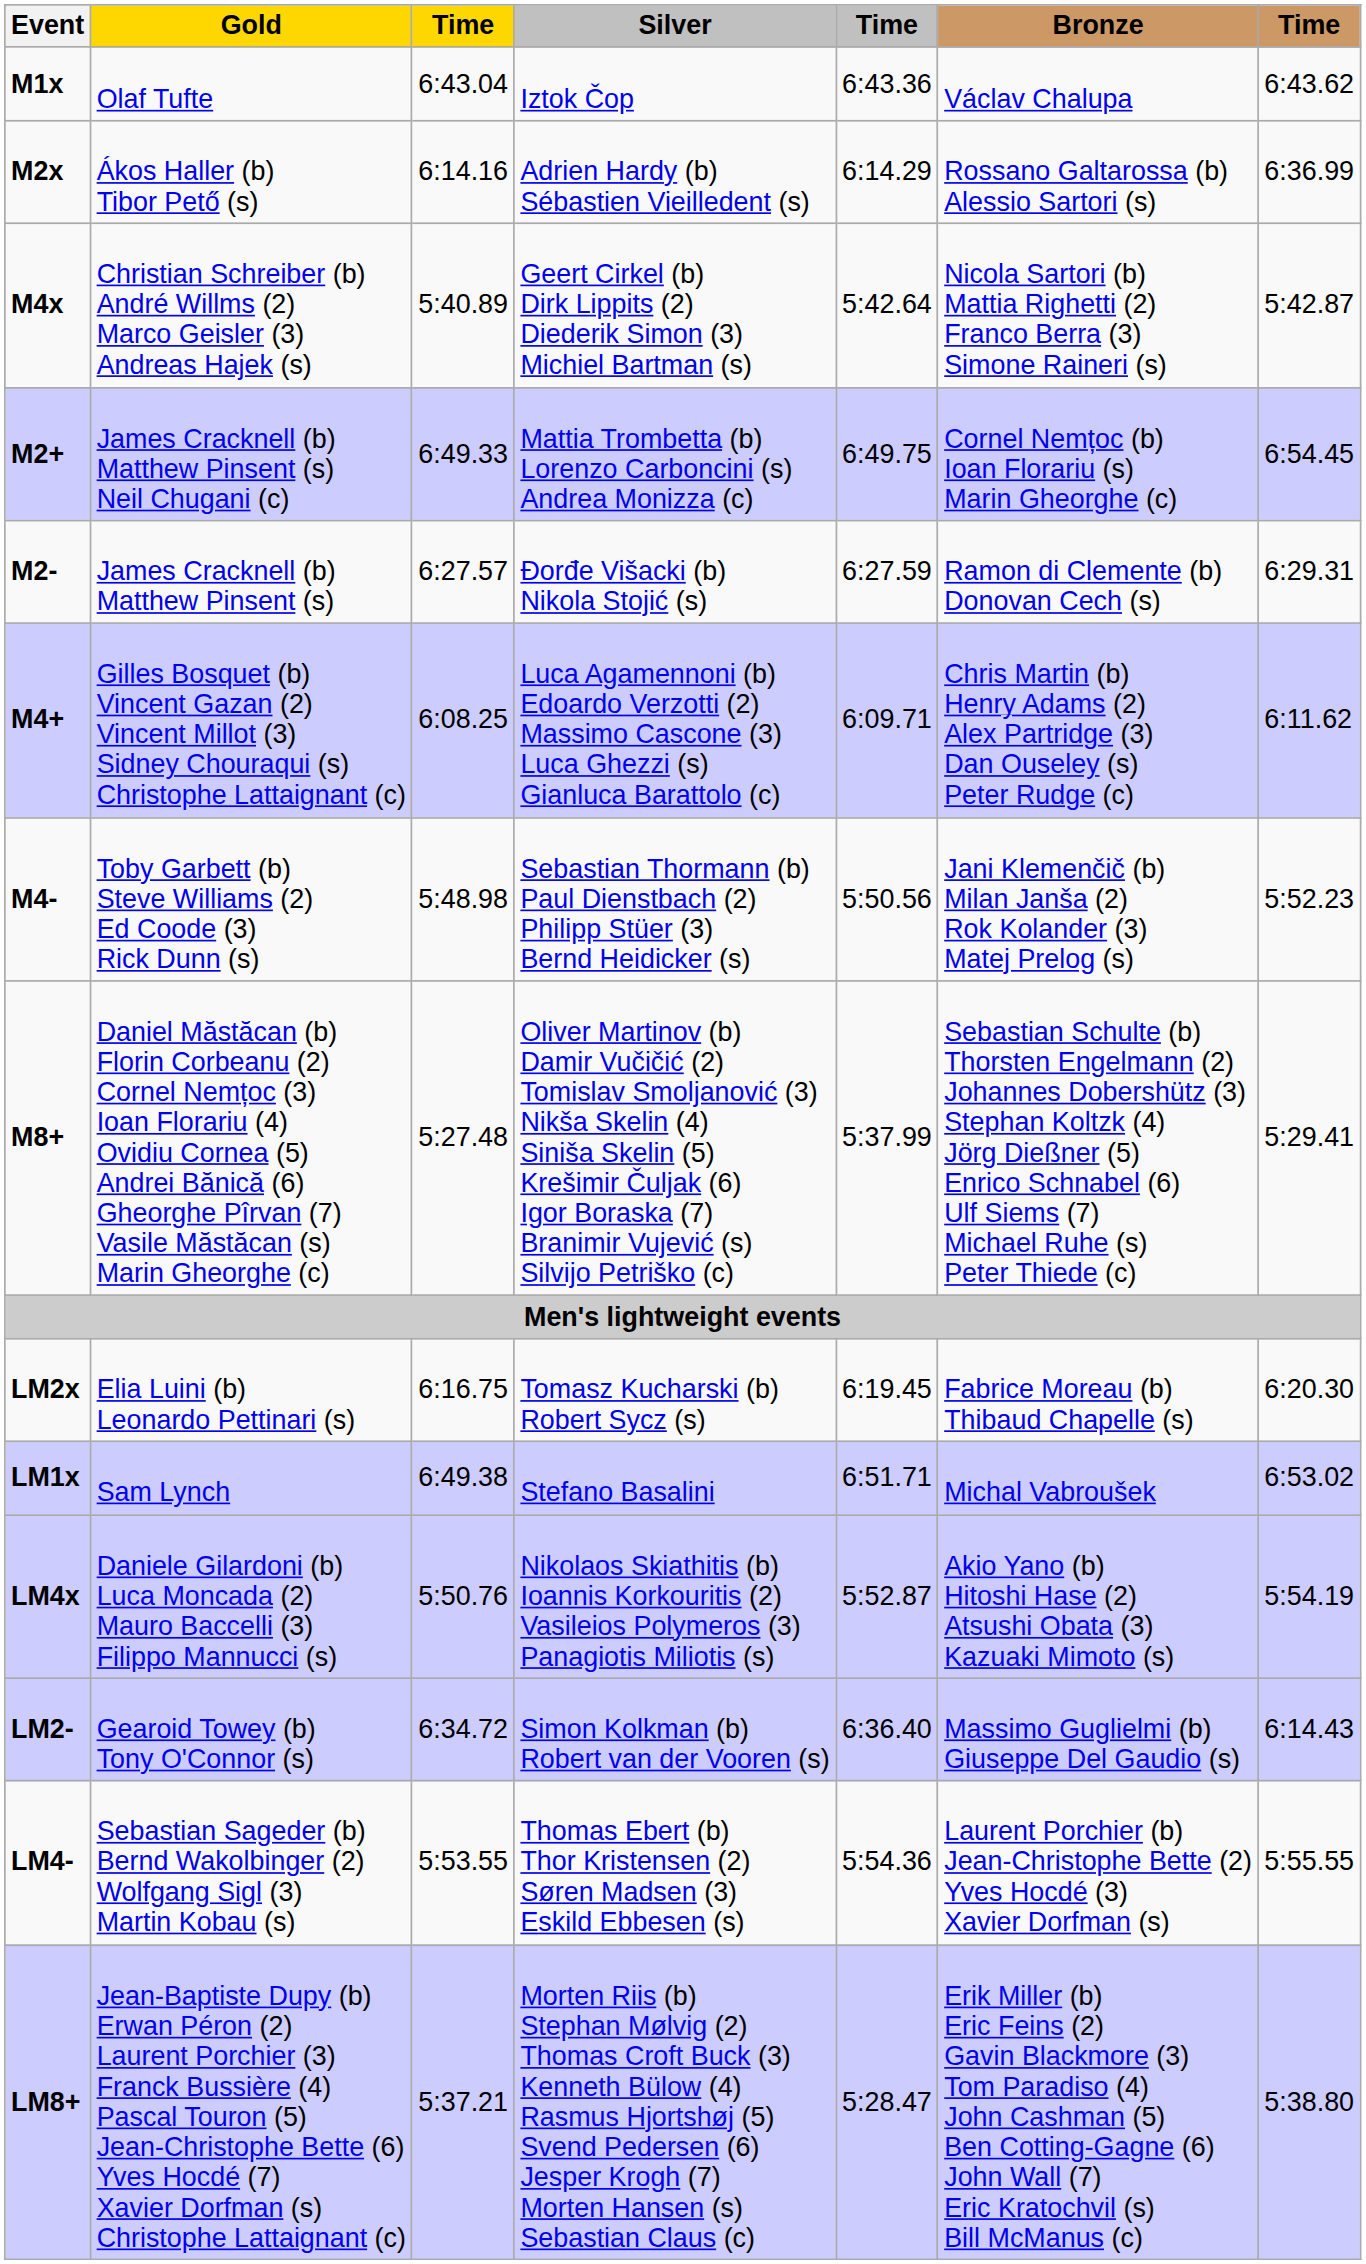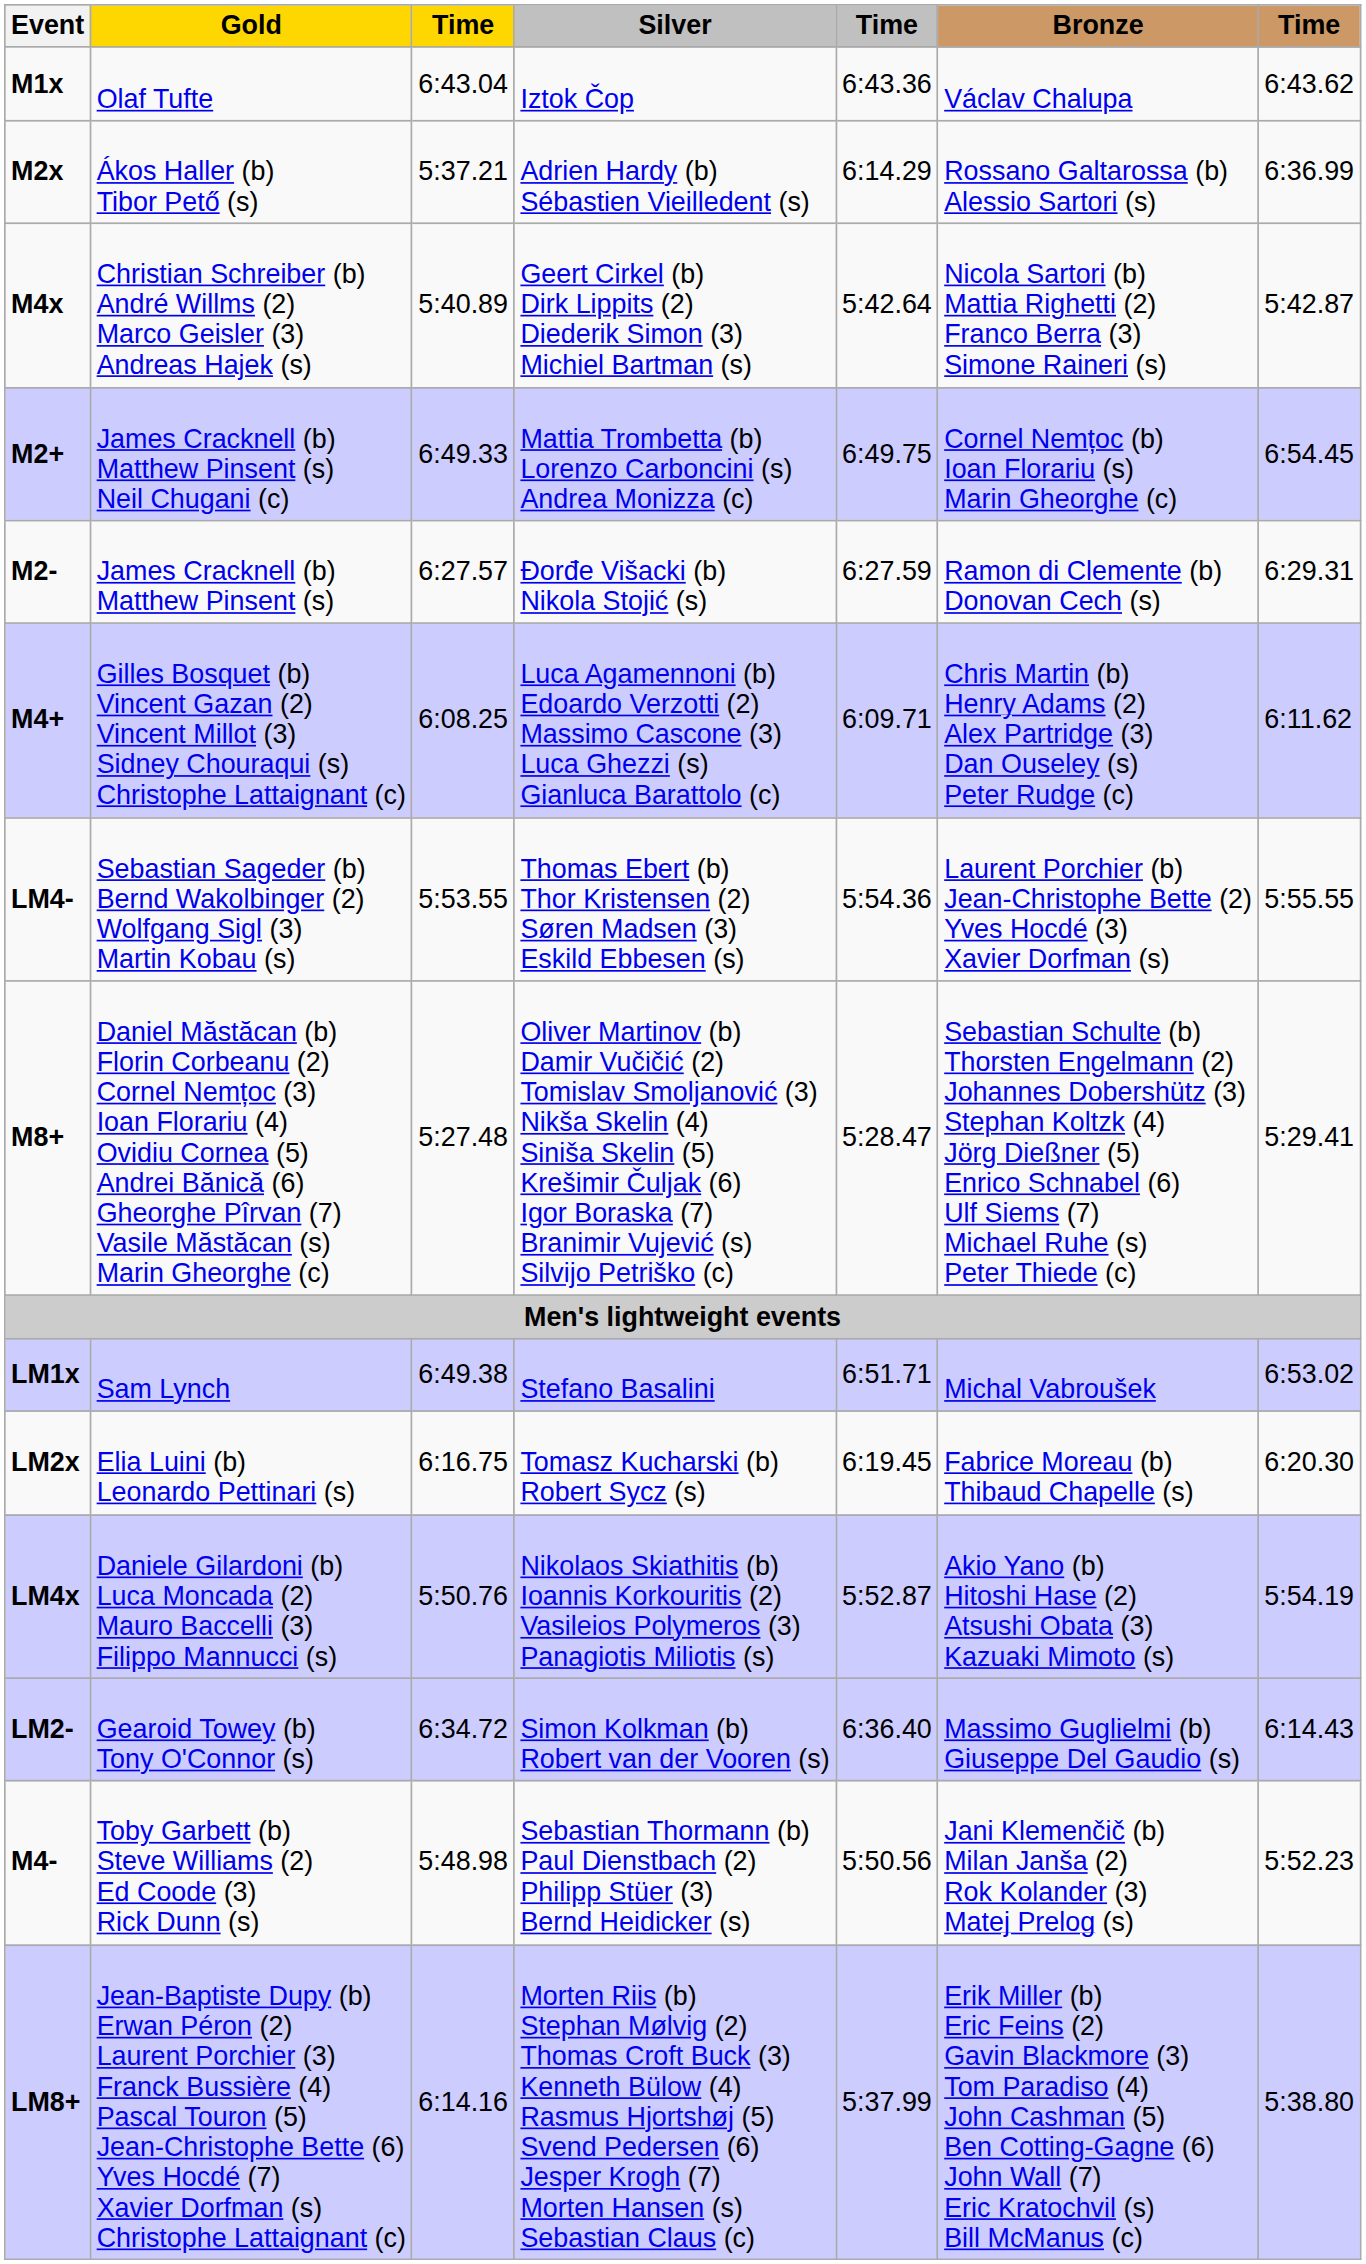(463, 171) 6:14.16 -> (463, 171) 5:37.21
rows swapped: (34, 898) <-> (42, 1862)
(887, 1137) 5:37.99 -> (887, 1137) 5:28.47
rows swapped: (45, 1477) <-> (45, 1389)
(463, 2101) 5:37.21 -> (463, 2101) 6:14.16
(887, 2101) 5:28.47 -> (887, 2101) 5:37.99
